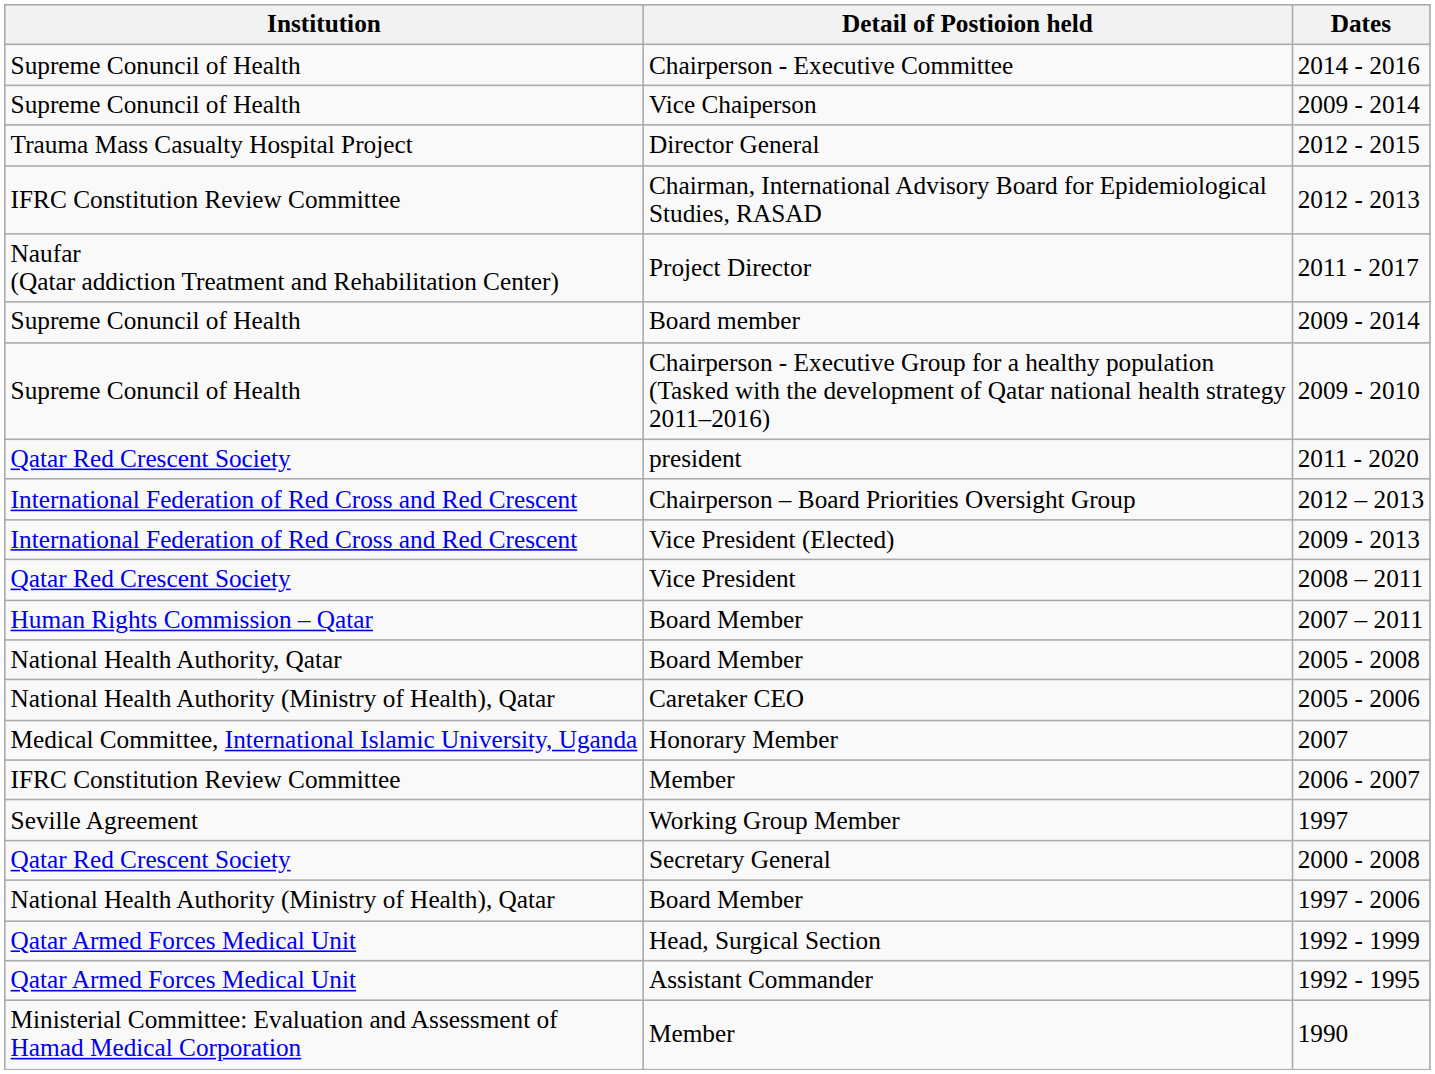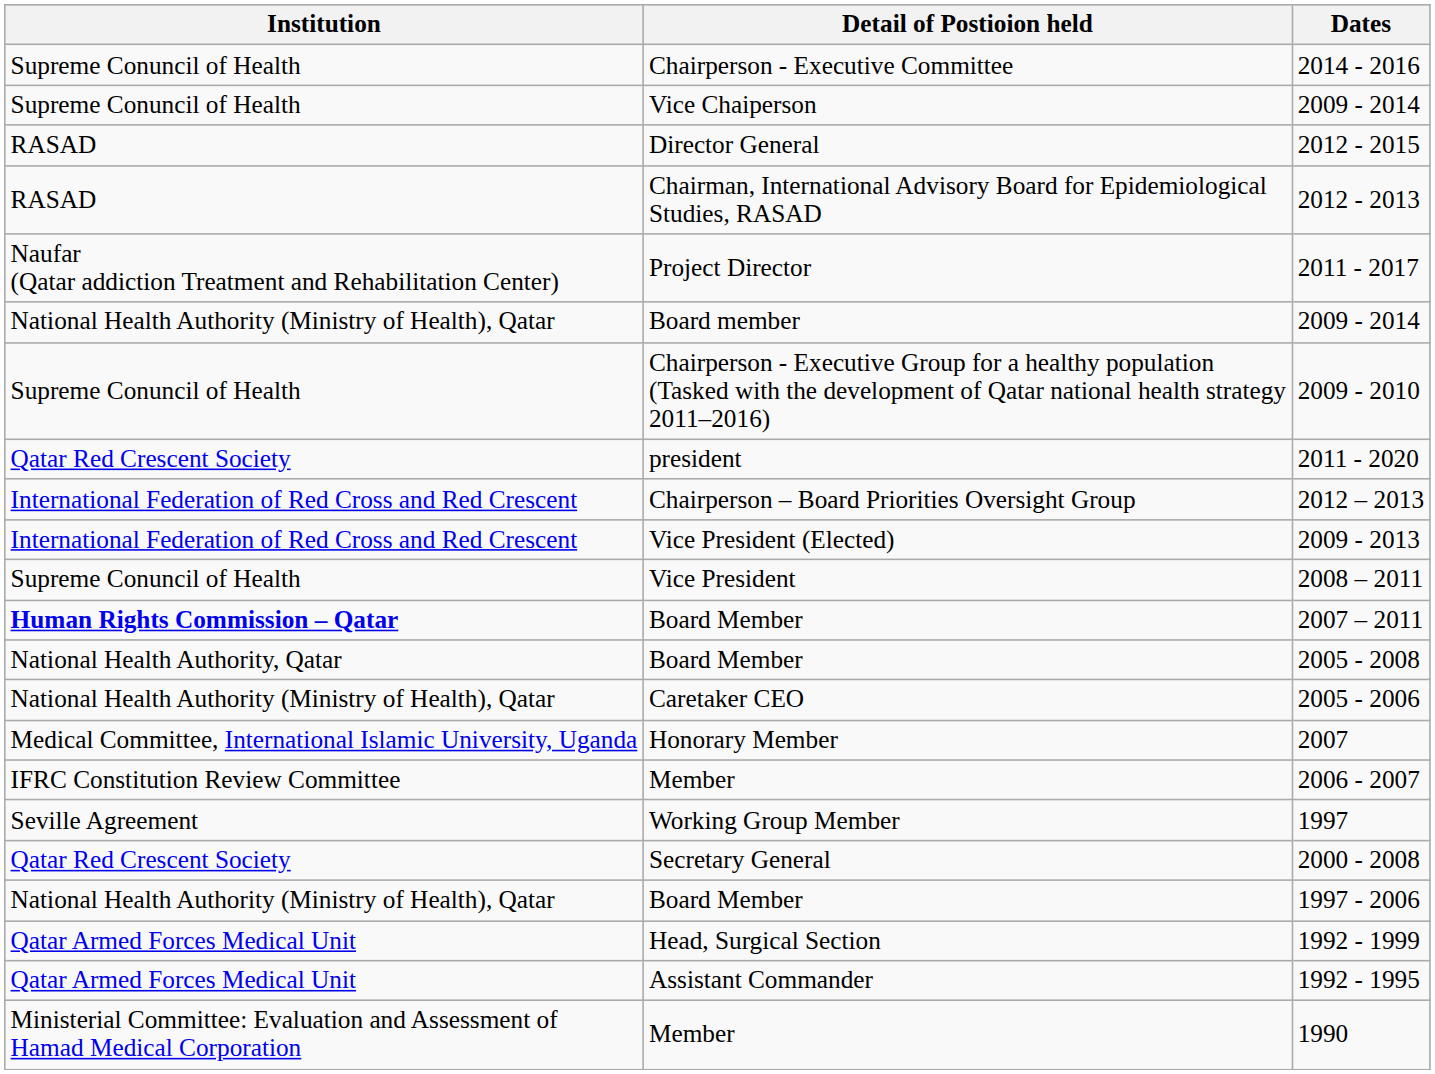(212, 144) Trauma Mass Casualty Hospital Project -> (53, 144) RASAD
(205, 199) IFRC Constitution Review Committee -> (53, 199) RASAD
(156, 321) Supreme Conuncil of Health -> (283, 321) National Health Authority (Ministry of Health), Qatar
(151, 579) Qatar Red Crescent Society -> (156, 579) Supreme Conuncil of Health
(192, 619) normal -> (204, 619) bold
